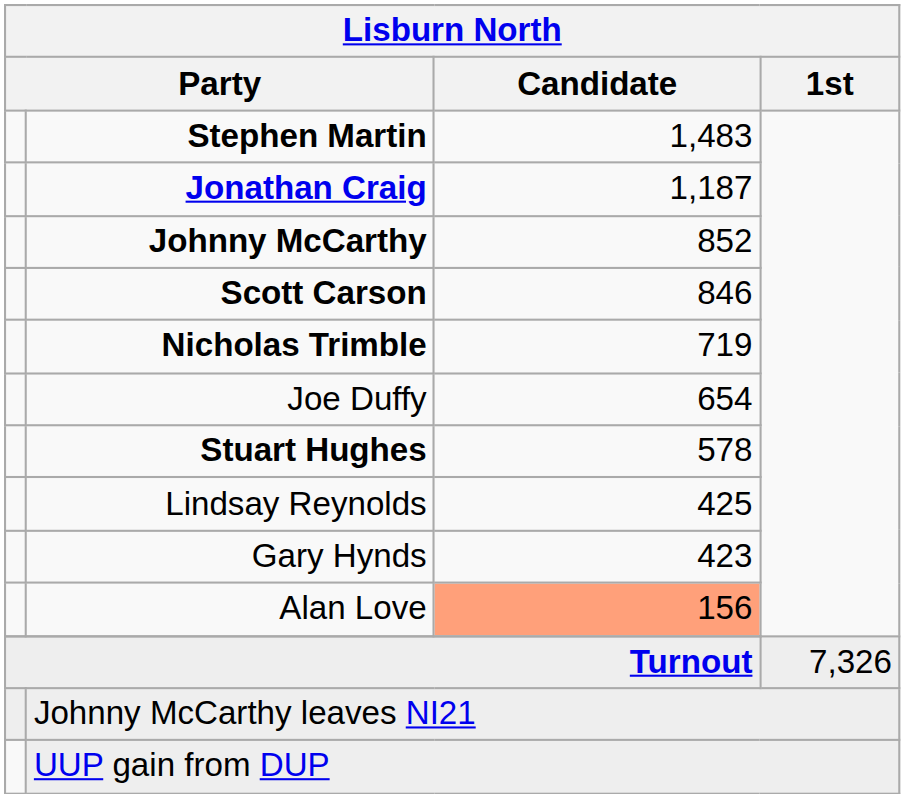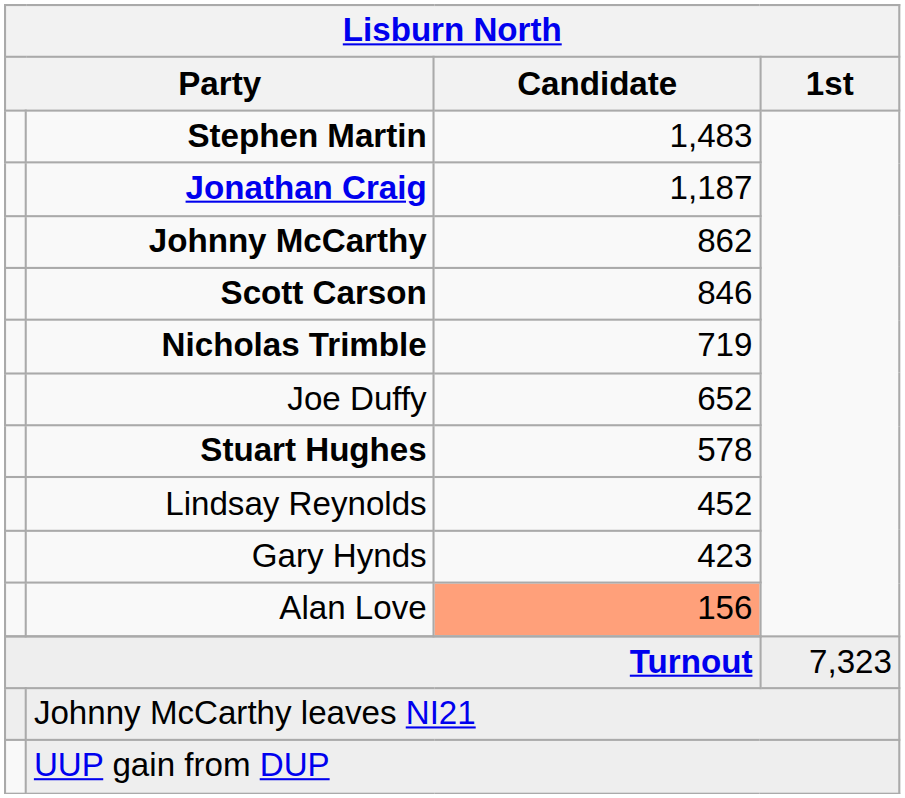(725, 240) 852 -> (725, 240) 862
(725, 398) 654 -> (725, 398) 652
(725, 503) 425 -> (725, 503) 452
(850, 661) 7,326 -> (850, 661) 7,323
